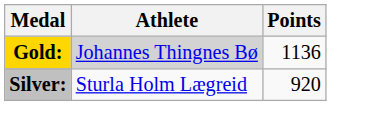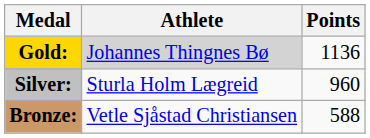(306, 84) 920 -> (345, 84) 960
+ row: (43, 116)
